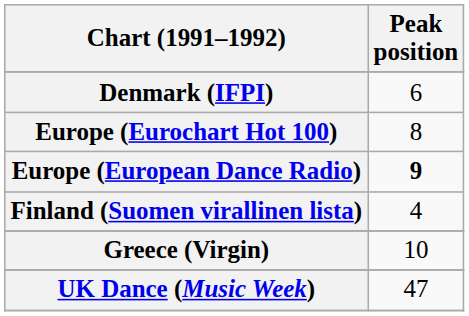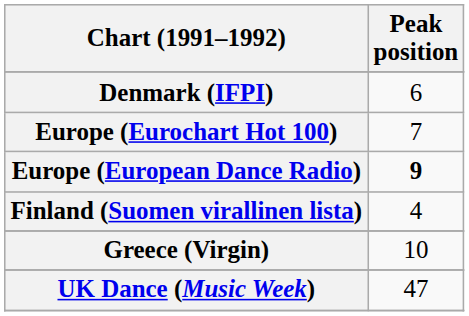(416, 131) 8 -> (416, 131) 7
